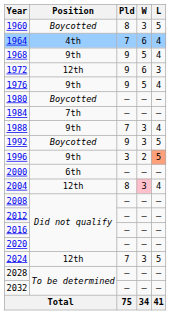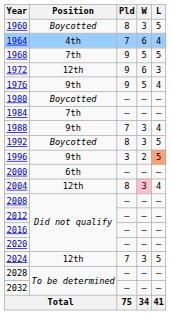(73, 55) 9th -> (73, 55) 7th
(159, 55) 4 -> (159, 55) 5
(127, 142) 9 -> (127, 142) 8
